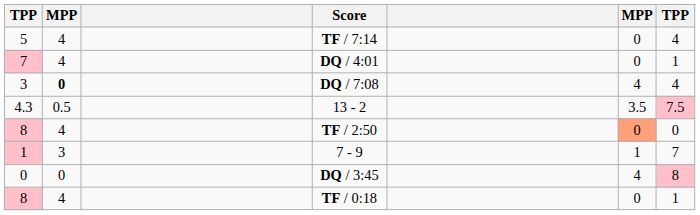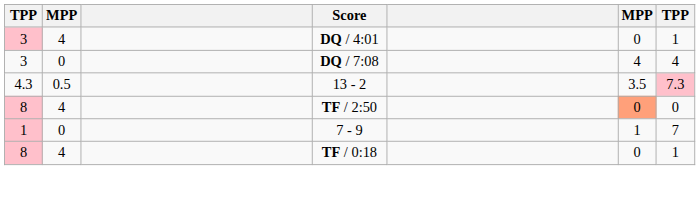- row: (349, 38)
(24, 61) 7 -> (24, 38) 3
(62, 84) bold -> (62, 61) normal
(675, 107) 7.5 -> (675, 84) 7.3
(62, 152) 3 -> (62, 130) 0
- row: (349, 175)
